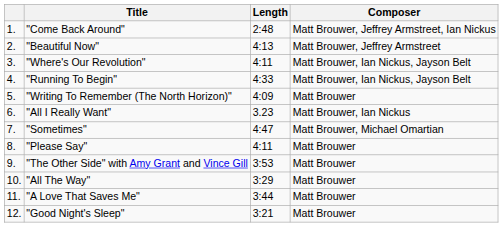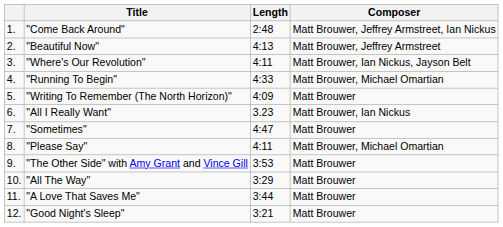(382, 79) Matt Brouwer, Ian Nickus, Jayson Belt -> (368, 79) Matt Brouwer, Michael Omartian
(368, 130) Matt Brouwer, Michael Omartian -> (324, 130) Matt Brouwer
(324, 146) Matt Brouwer -> (368, 146) Matt Brouwer, Michael Omartian
